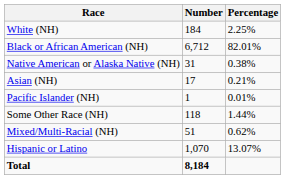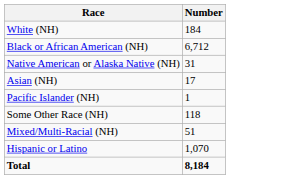- column: (253, 13)
